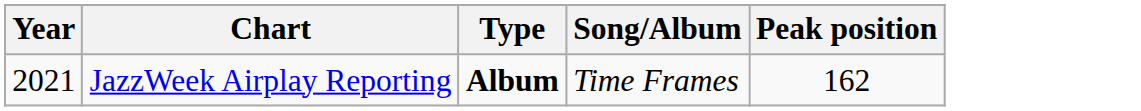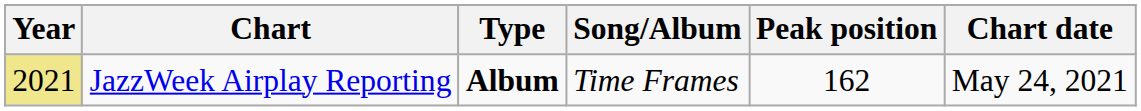+ column: (1040, 29)
(44, 79) no background -> (44, 79) khaki background
